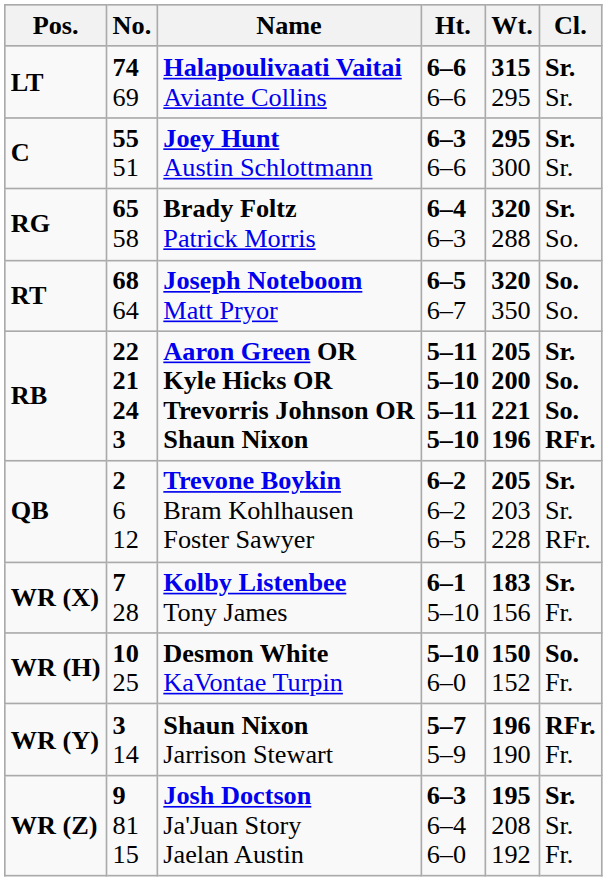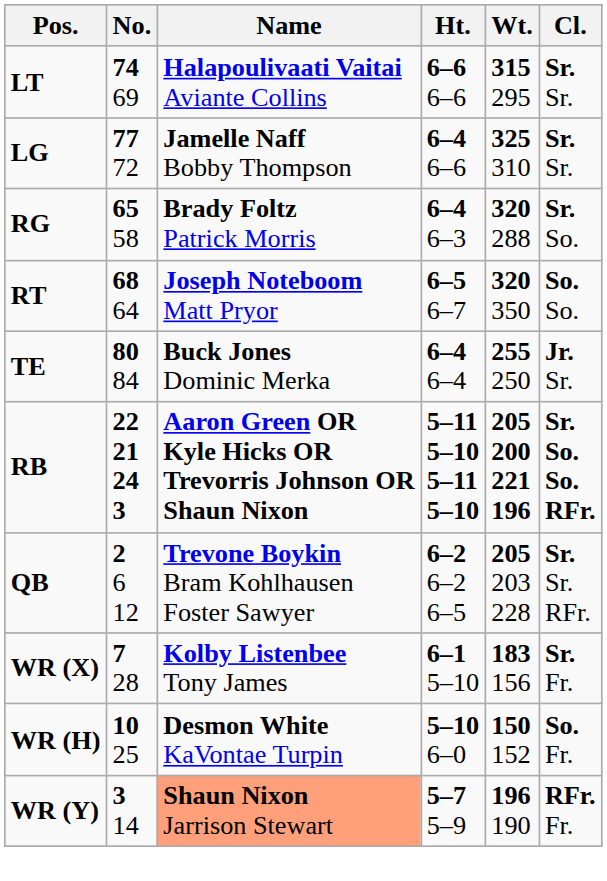+ row: (30, 152)
- row: (20, 152)
+ row: (28, 366)
(248, 739) no background -> (248, 810) lightsalmon background
- row: (54, 825)
